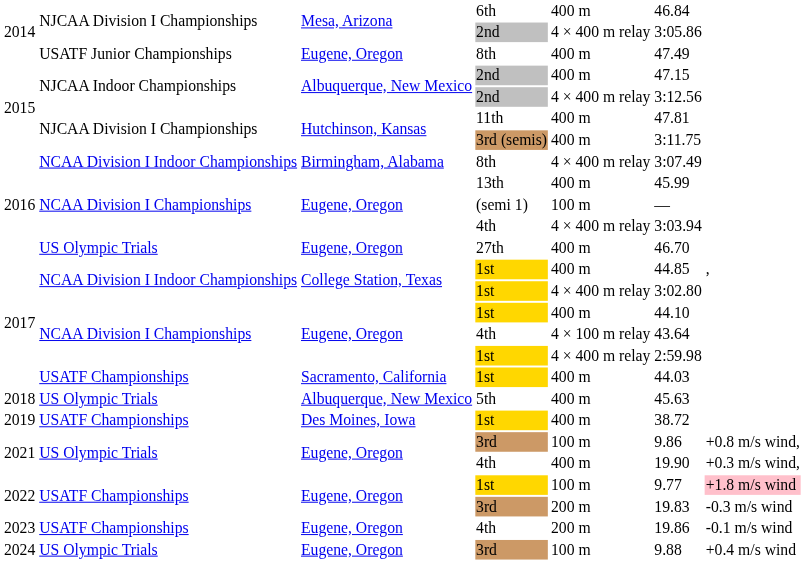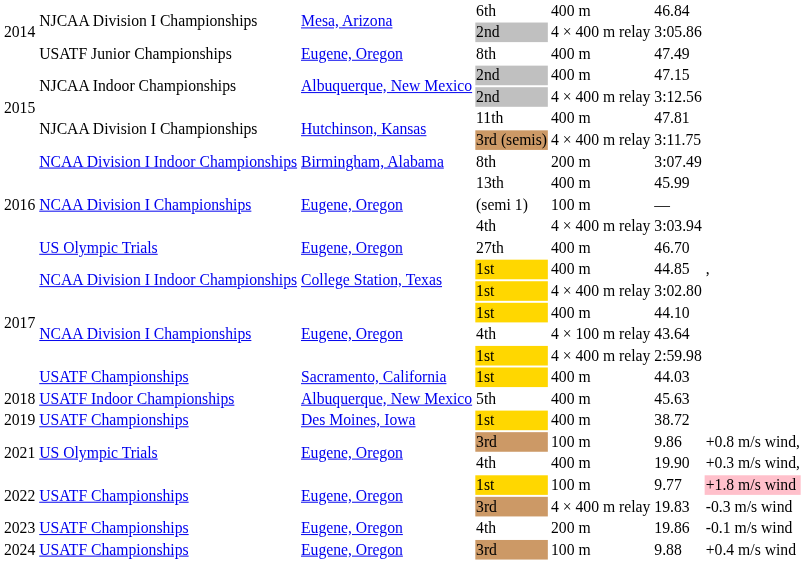(571, 140) 400 m -> (601, 140) 4 × 400 m relay
(601, 161) 4 × 400 m relay -> (571, 161) 200 m
(98, 398) US Olympic Trials -> (137, 398) USATF Indoor Championships
(571, 506) 200 m -> (601, 506) 4 × 400 m relay
(98, 549) US Olympic Trials -> (114, 549) USATF Championships
